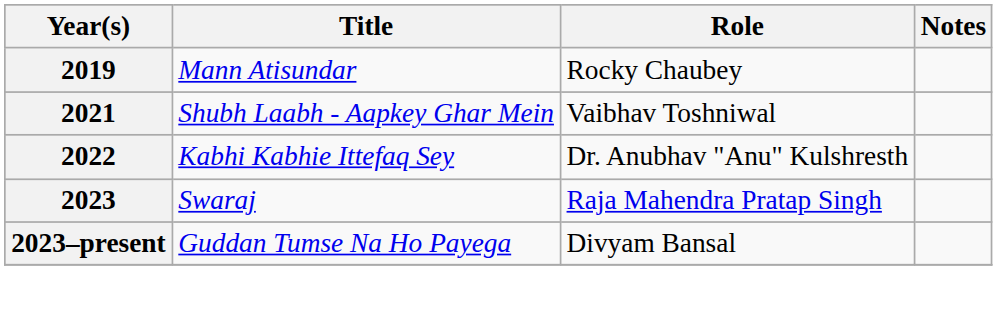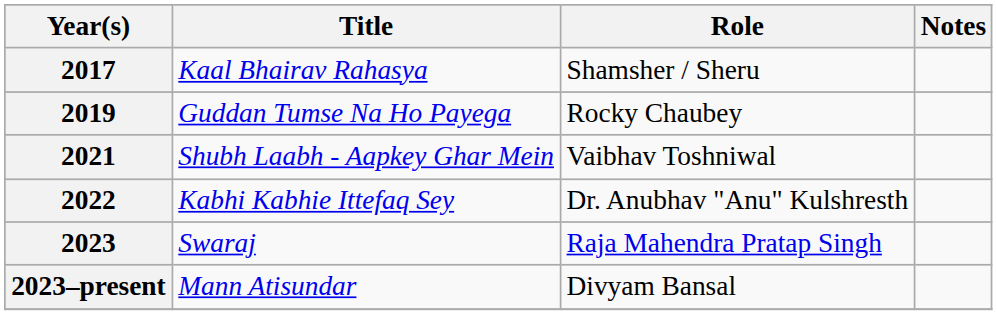+ row: (88, 69)
(267, 69) Mann Atisundar -> (345, 112) Guddan Tumse Na Ho Payega
(345, 243) Guddan Tumse Na Ho Payega -> (267, 286) Mann Atisundar
